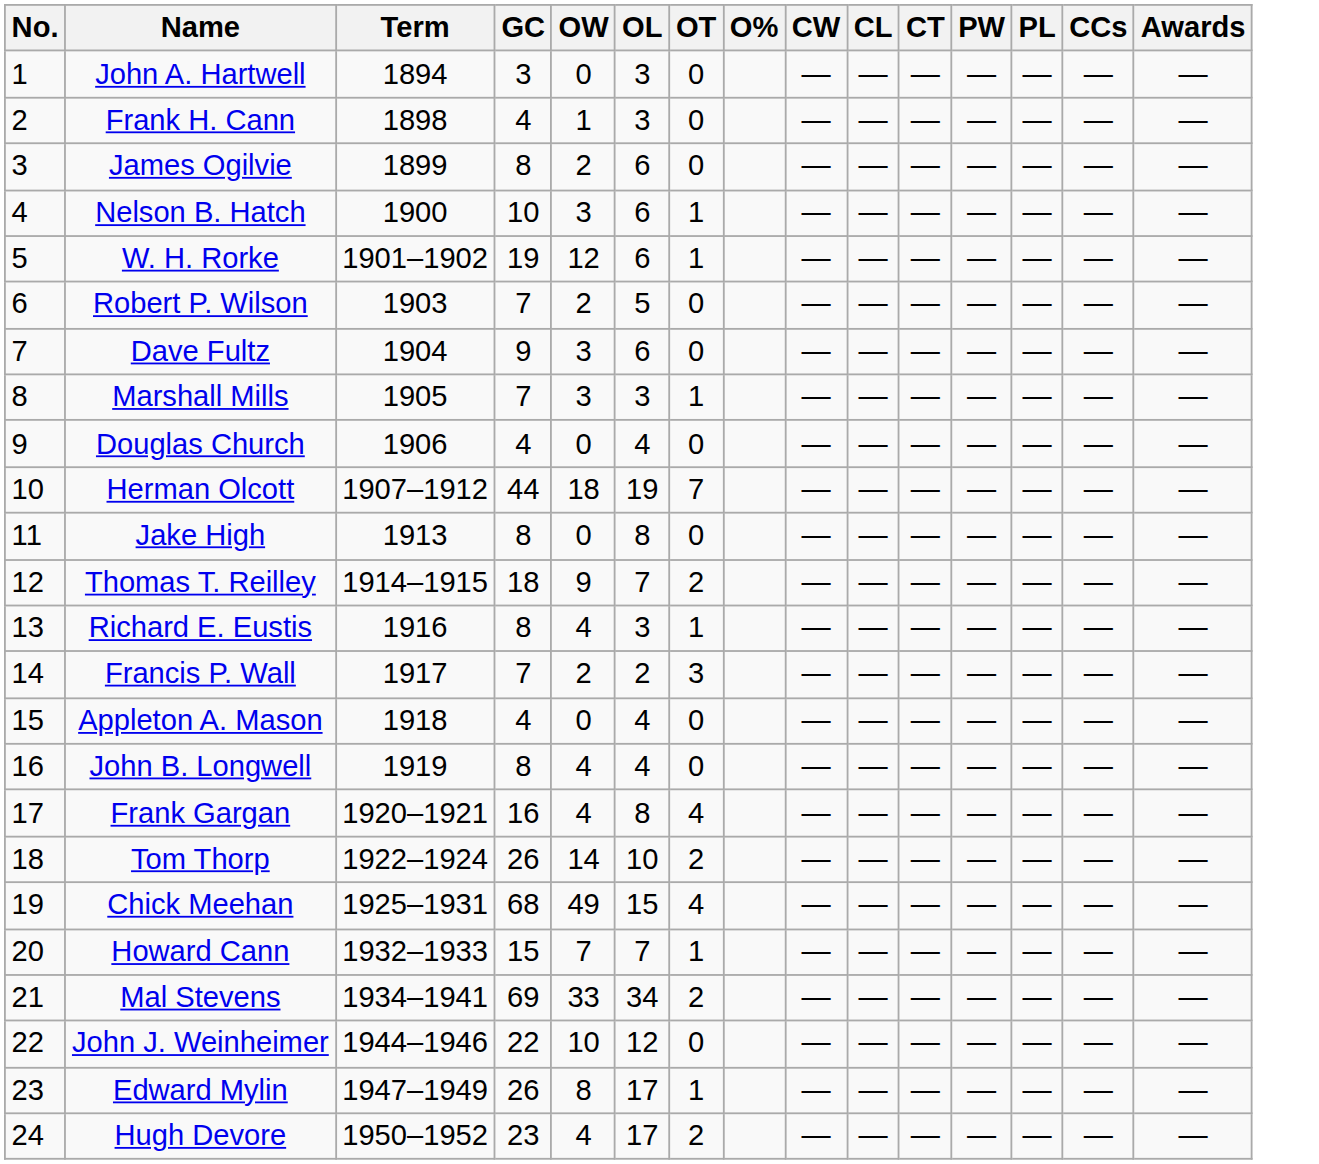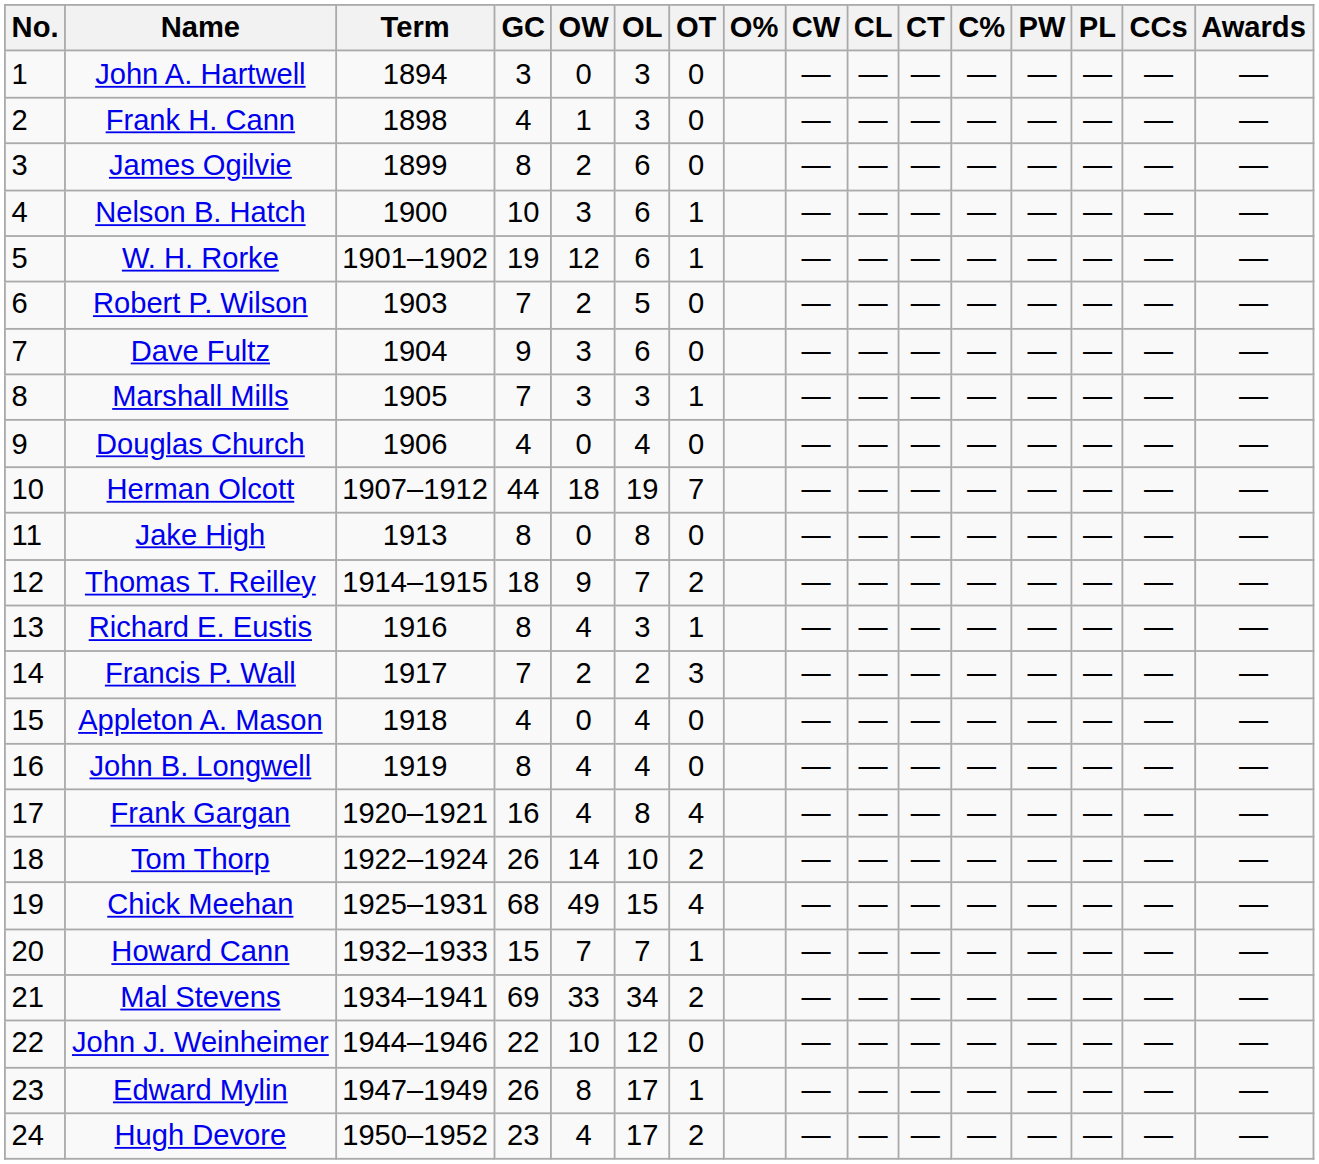+ column: (982, 27)
